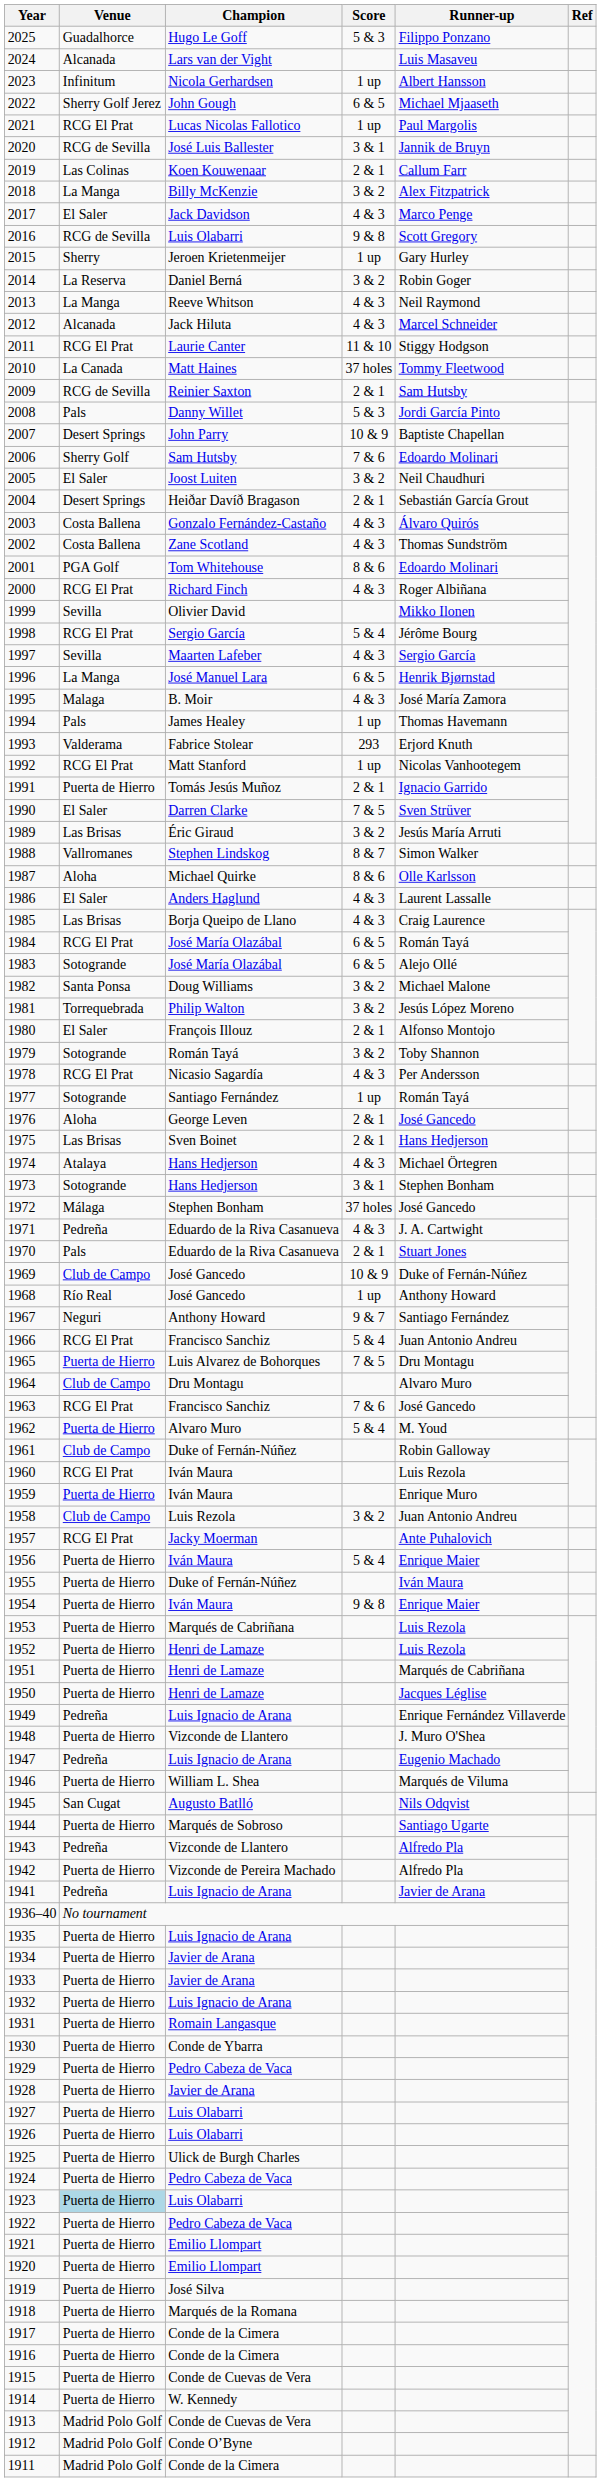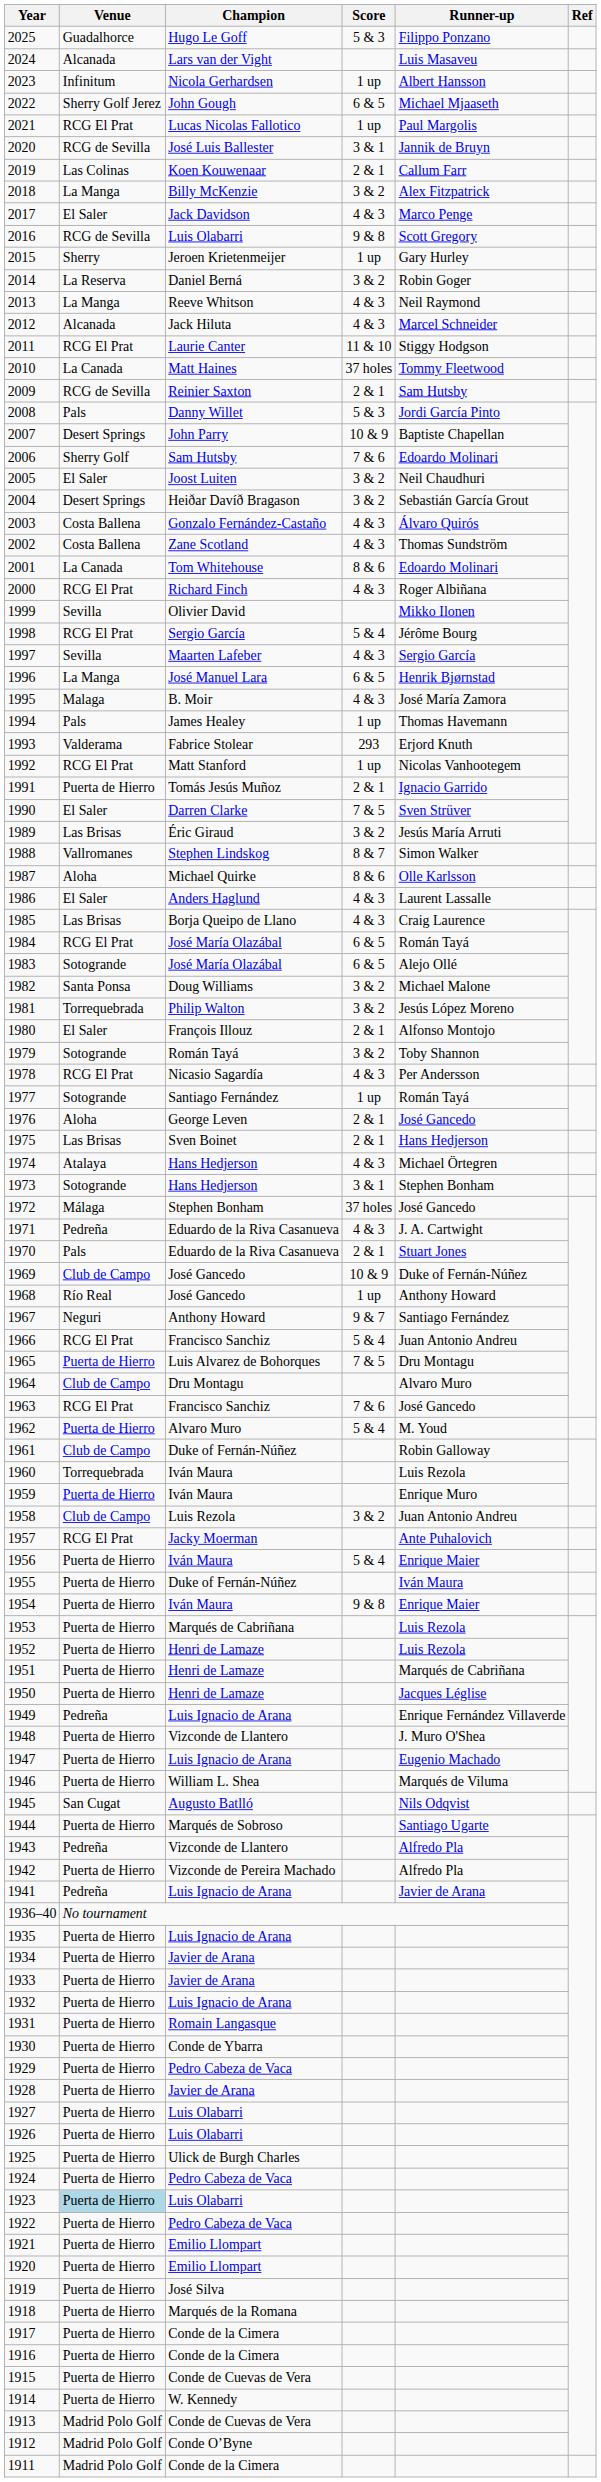(369, 501) 2 & 1 -> (369, 501) 3 & 2
(91, 567) PGA Golf -> (93, 567) La Canada
(98, 1472) RCG El Prat -> (103, 1472) Torrequebrada
(85, 1759) Pedreña -> (109, 1759) Puerta de Hierro
